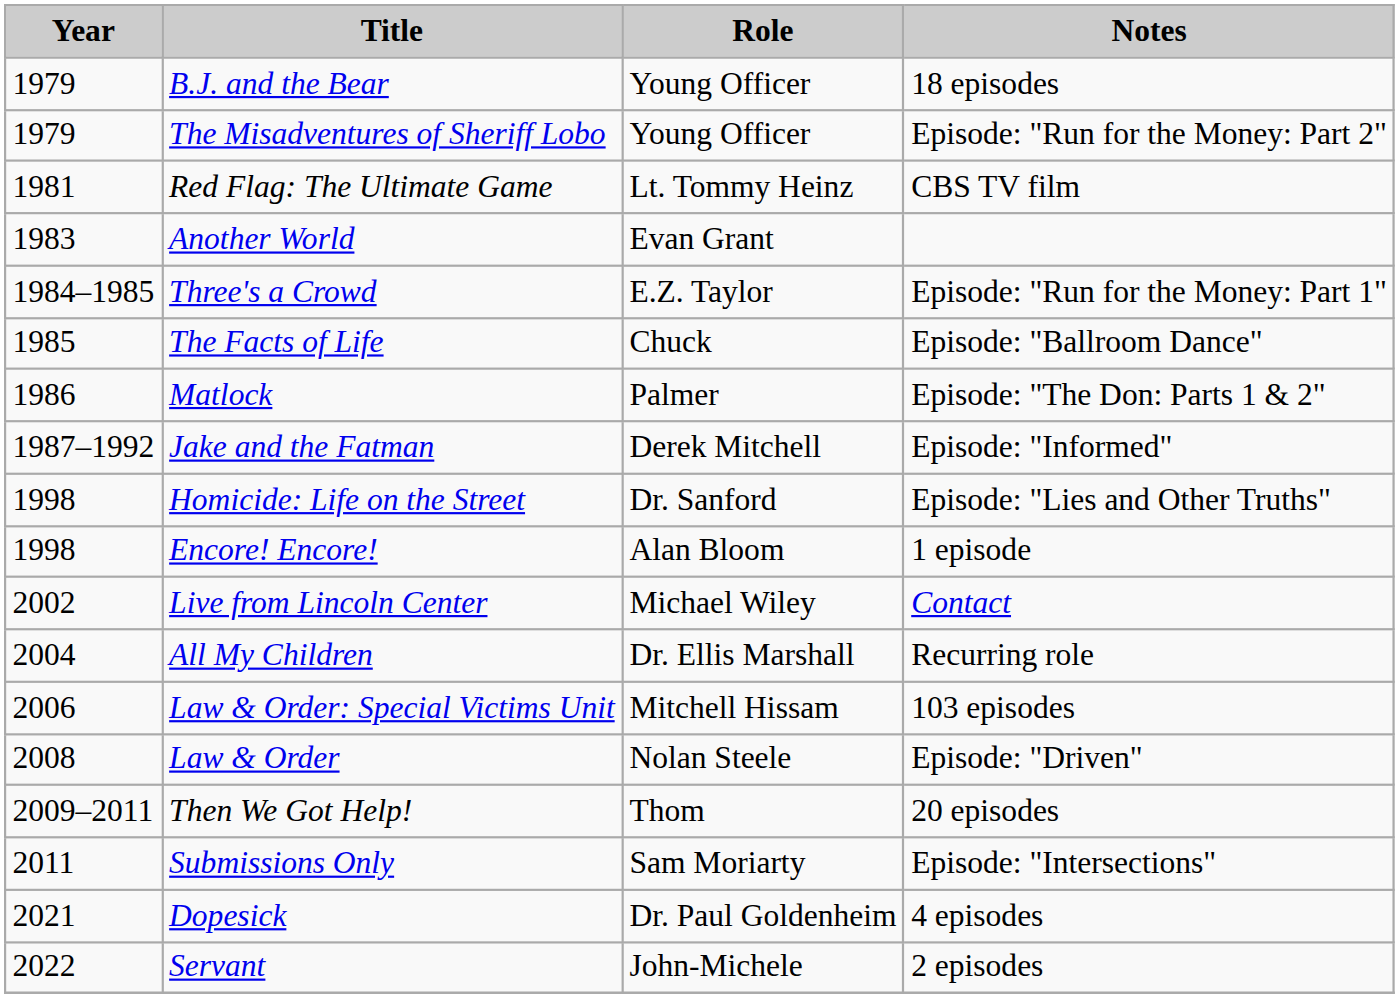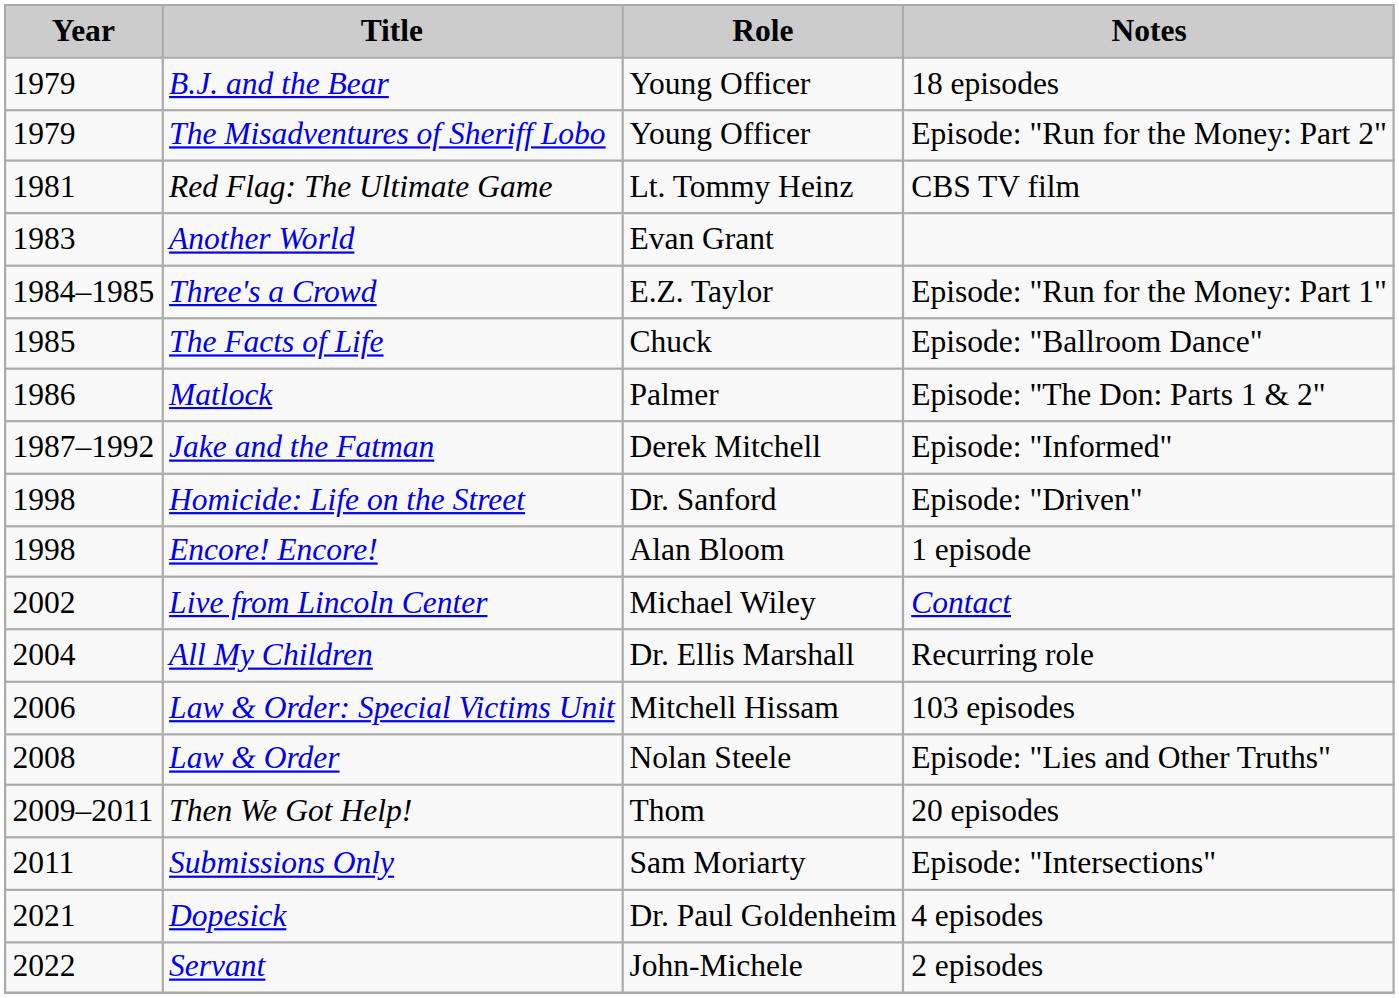(1121, 499) Episode: "Lies and Other Truths" -> (1027, 499) Episode: "Driven"
(1027, 759) Episode: "Driven" -> (1121, 759) Episode: "Lies and Other Truths"
